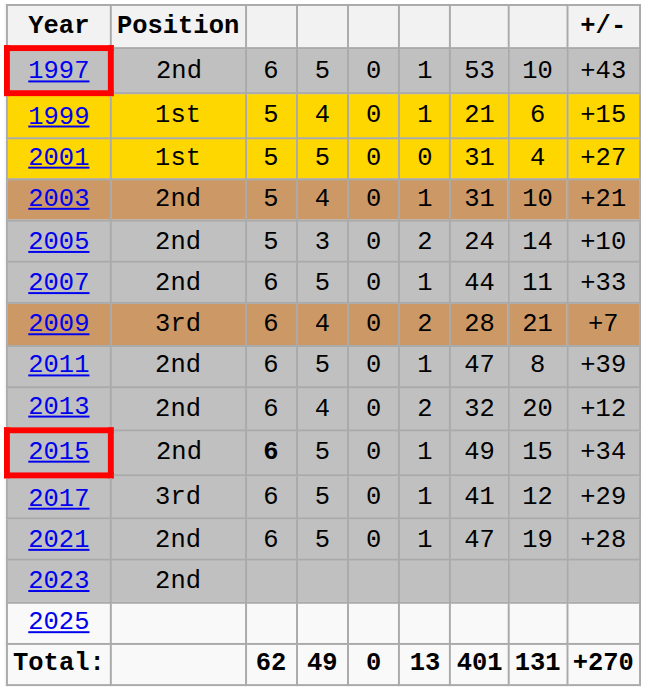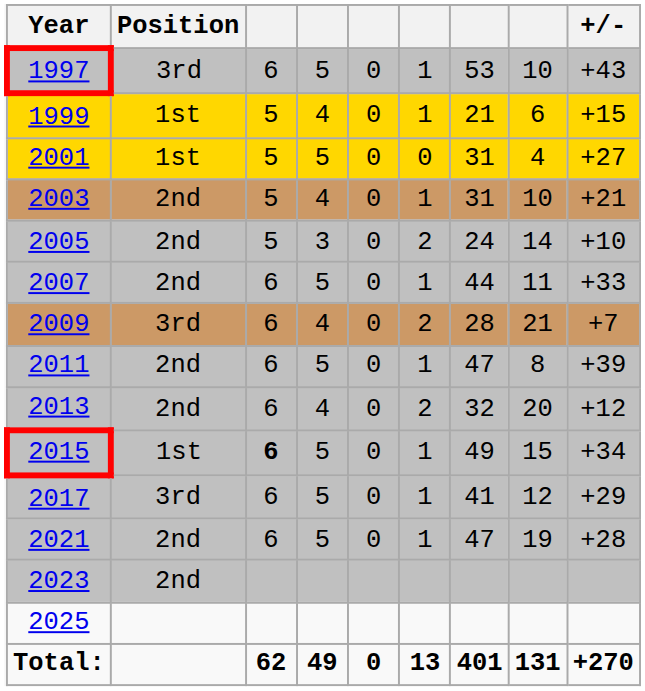(179, 71) 2nd -> (179, 71) 3rd
(179, 453) 2nd -> (179, 453) 1st
